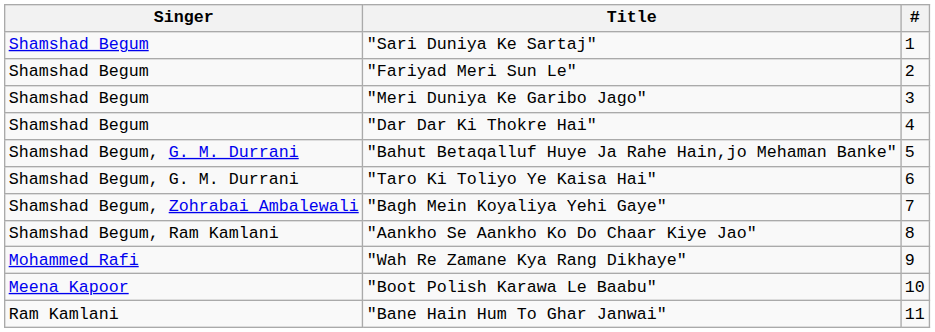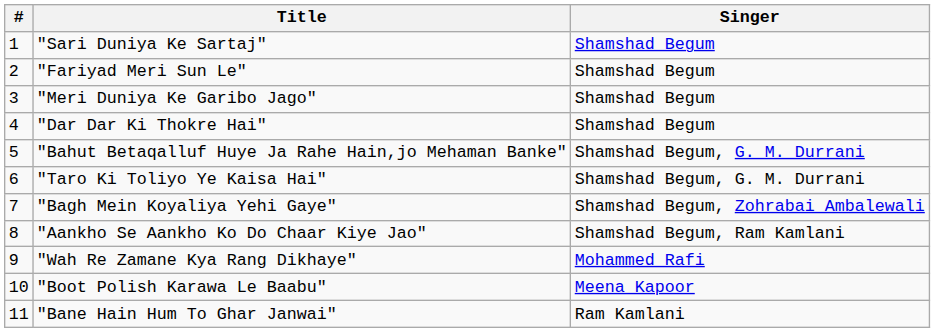columns swapped: (915, 18) <-> (184, 18)
